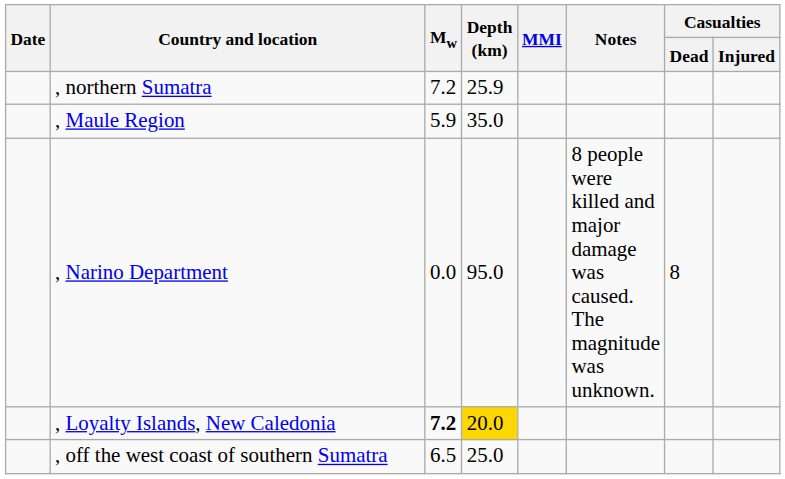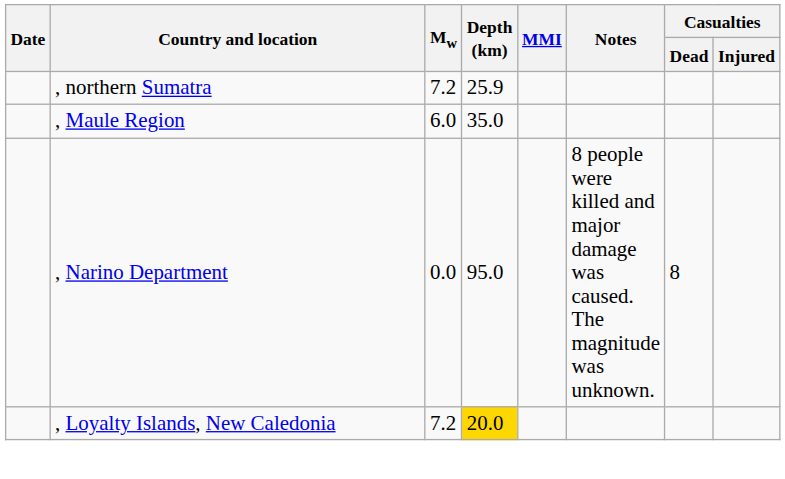(443, 120) 5.9 -> (443, 120) 6.0
(443, 423) bold -> (443, 423) normal
- row: (221, 456)
